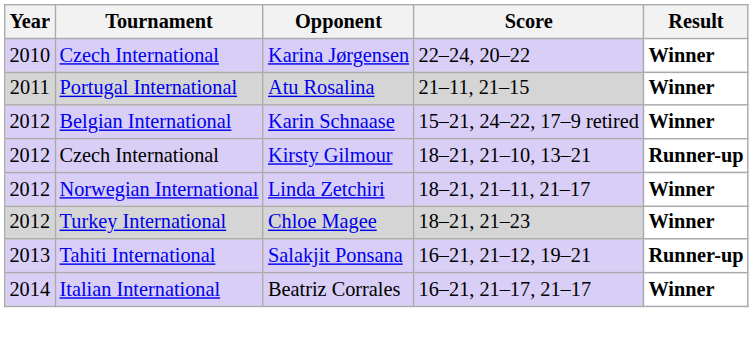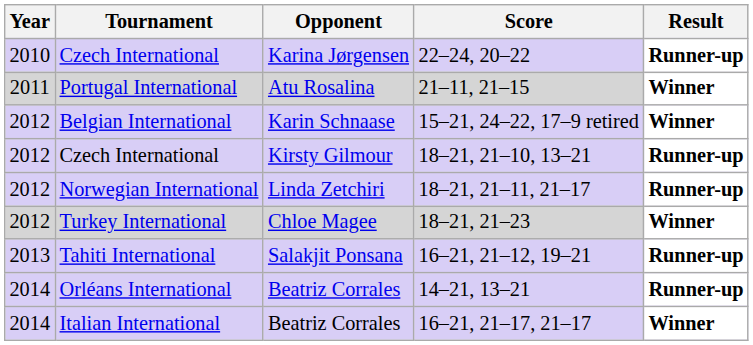(682, 55) Winner -> (696, 55) Runner-up
(682, 189) Winner -> (696, 189) Runner-up
+ row: (474, 289)
